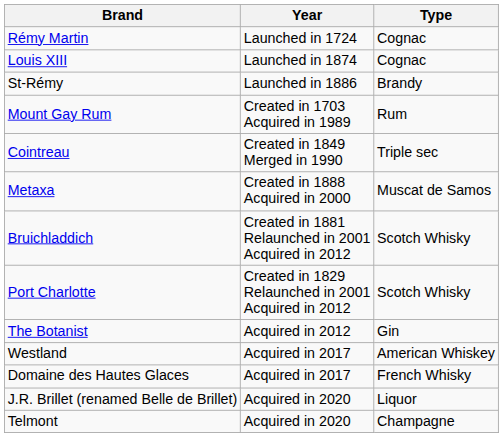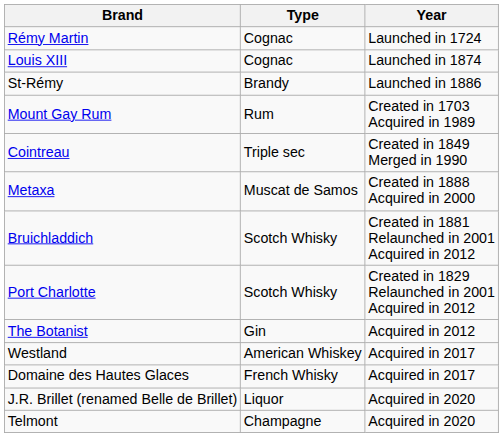columns swapped: (307, 15) <-> (436, 15)
